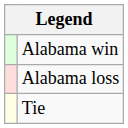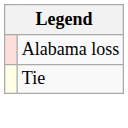- row: (70, 49)
